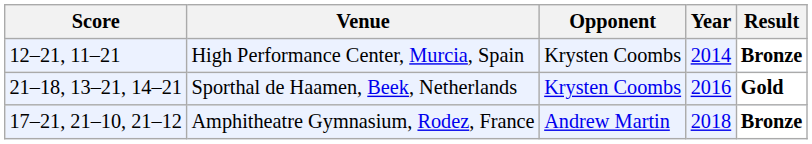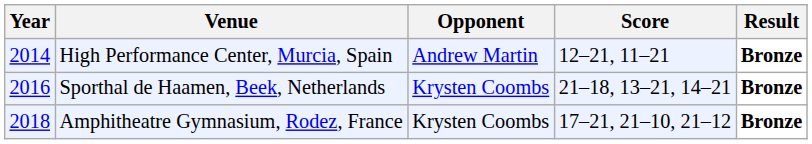columns swapped: (711, 21) <-> (96, 21)
(613, 55) Krysten Coombs -> (475, 55) Andrew Martin
(762, 88) Gold -> (772, 88) Bronze
(607, 122) Andrew Martin -> (481, 122) Krysten Coombs
